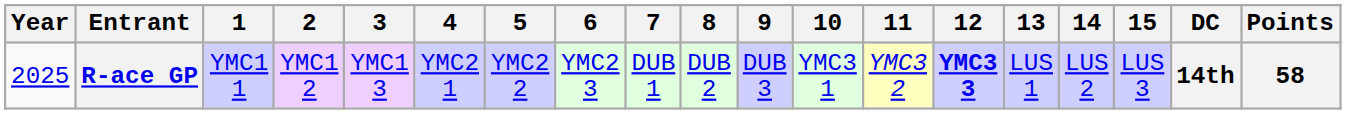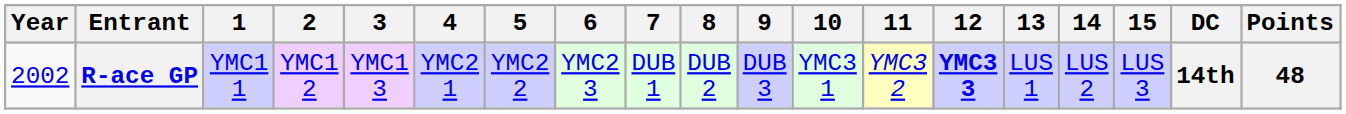(40, 76) 2025 -> (40, 76) 2002
(1290, 76) 58 -> (1290, 76) 48
